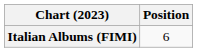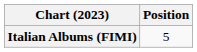(166, 36) 6 -> (166, 36) 5
